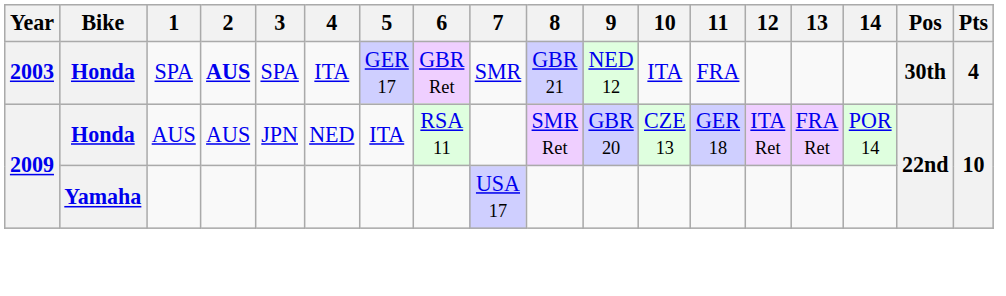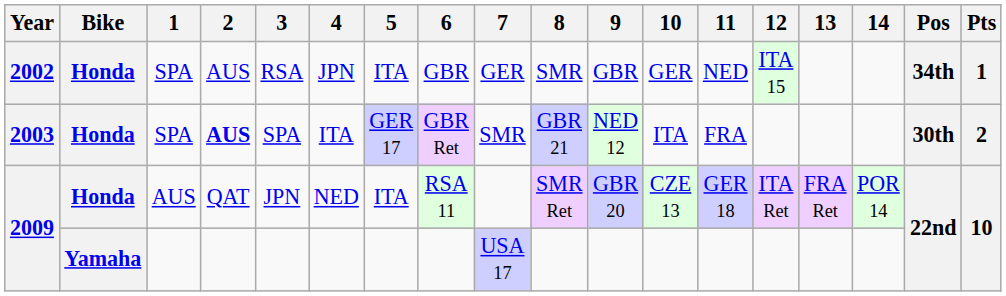+ row: (32, 72)
(973, 72) 4 -> (982, 134) 2
(228, 134) AUS -> (228, 197) QAT
